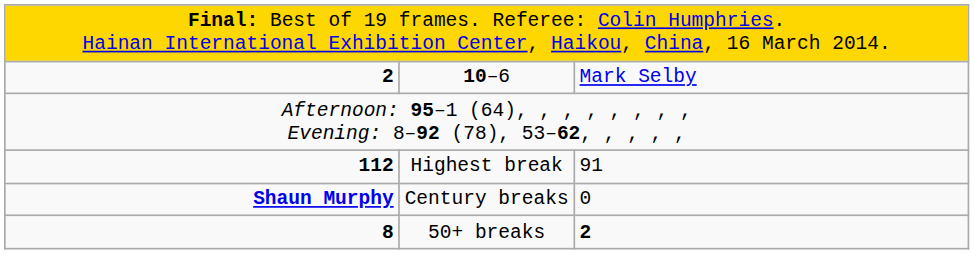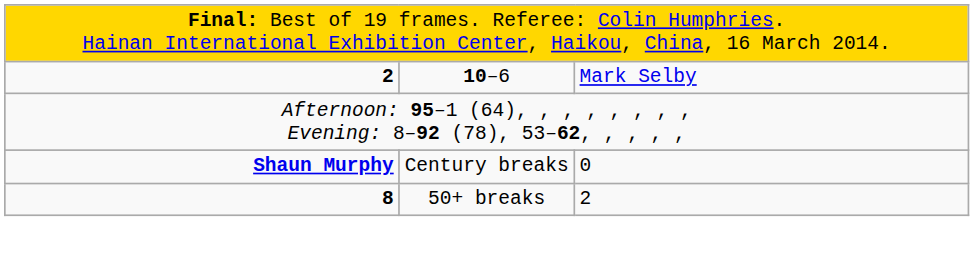- row: (487, 166)
(585, 232) bold -> (585, 199) normal
